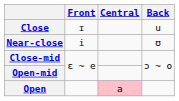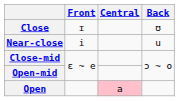(158, 27) u -> (158, 27) ʊ
(158, 42) ʊ -> (158, 42) u
